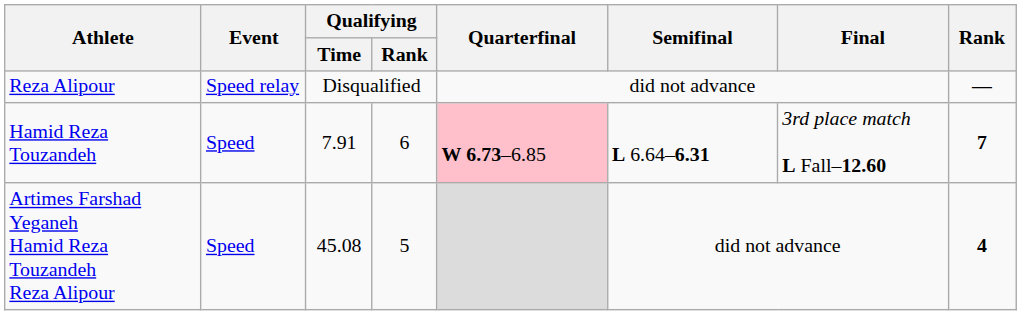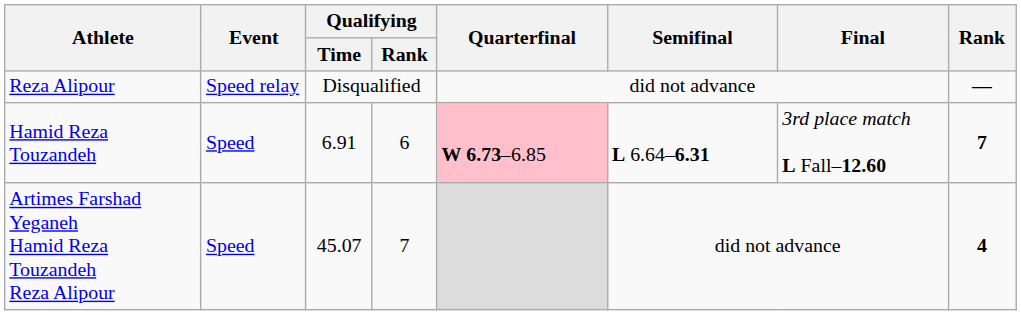(339, 143) 7.91 -> (339, 143) 6.91
(339, 246) 45.08 -> (339, 246) 45.07
(405, 246) 5 -> (405, 246) 7
